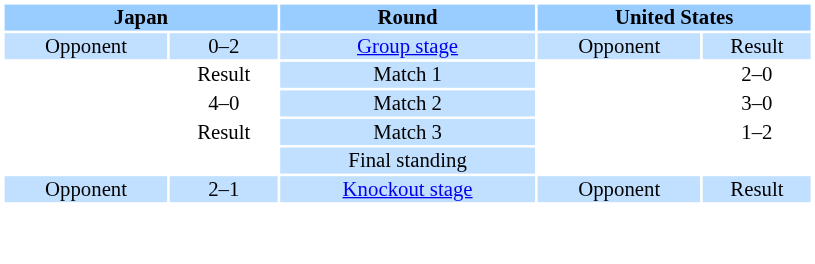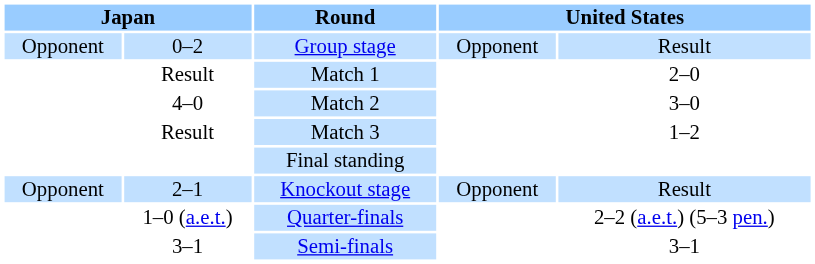+ row: (345, 217)
+ row: (345, 246)
